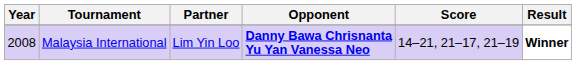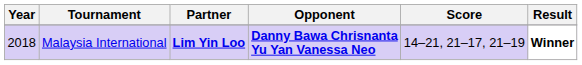(22, 42) 2008 -> (22, 42) 2018
(206, 42) normal -> (209, 42) bold
